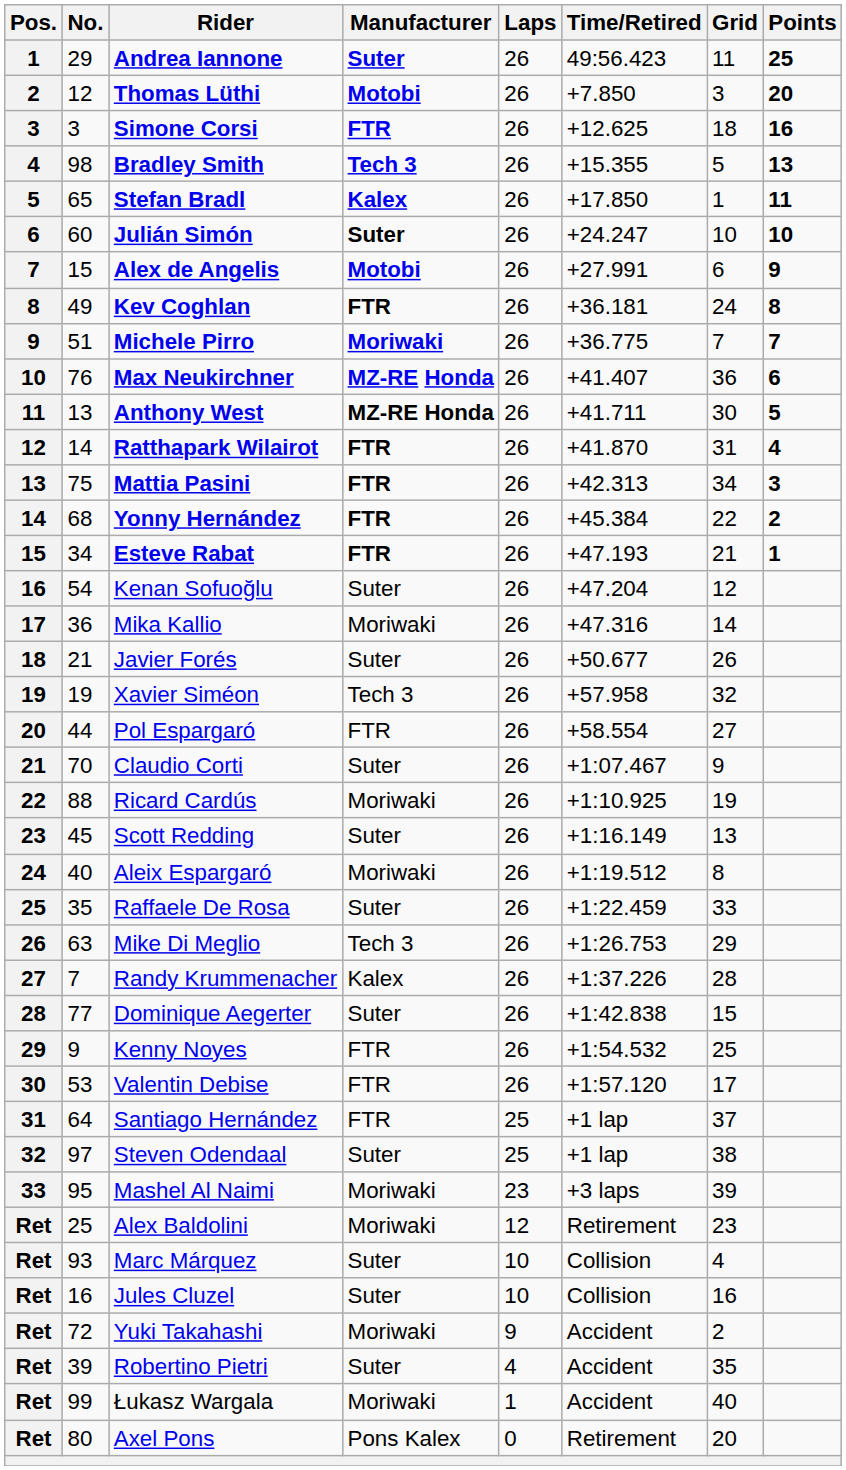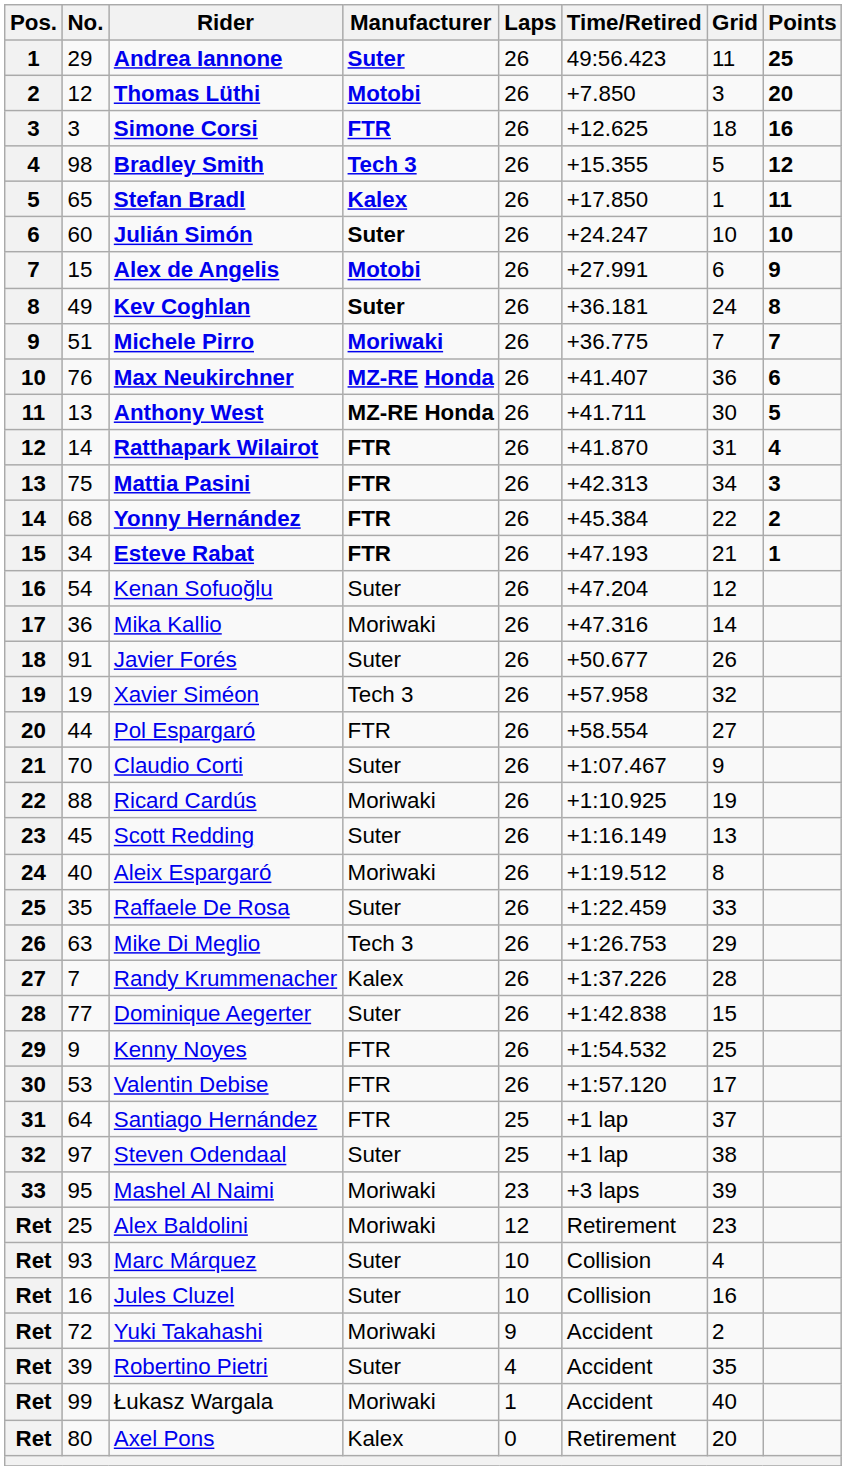(781, 164) 13 -> (781, 164) 12
(369, 306) FTR -> (376, 306) Suter
(80, 659) 21 -> (80, 659) 91
(404, 1437) Pons Kalex -> (375, 1437) Kalex
